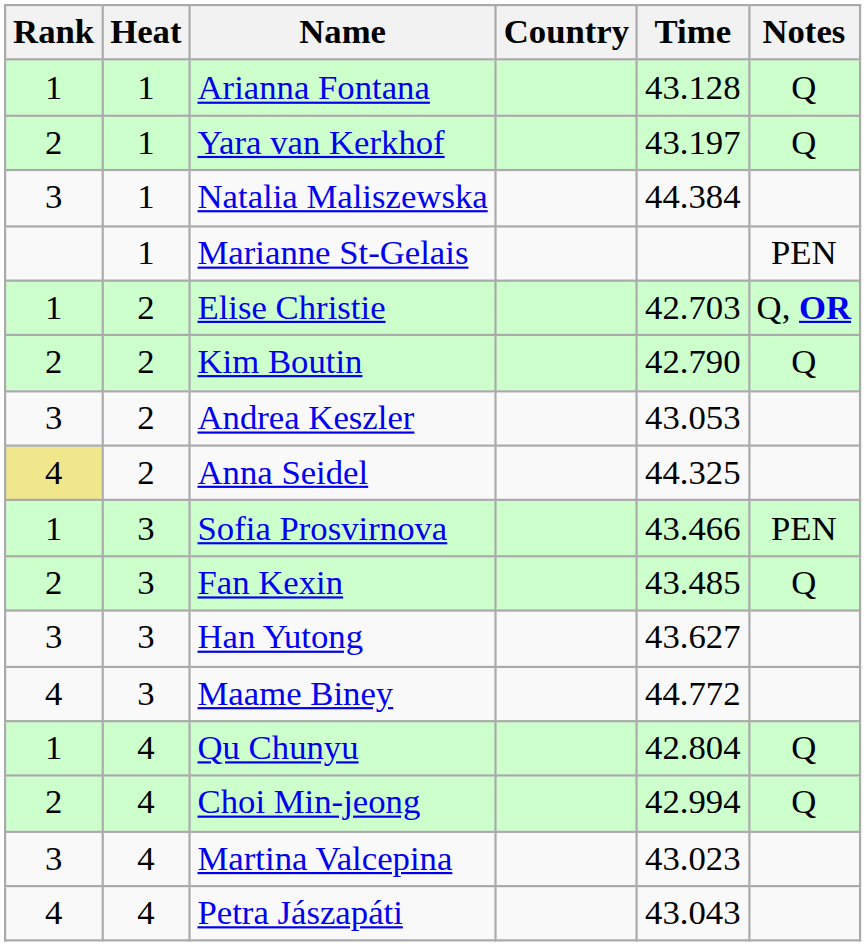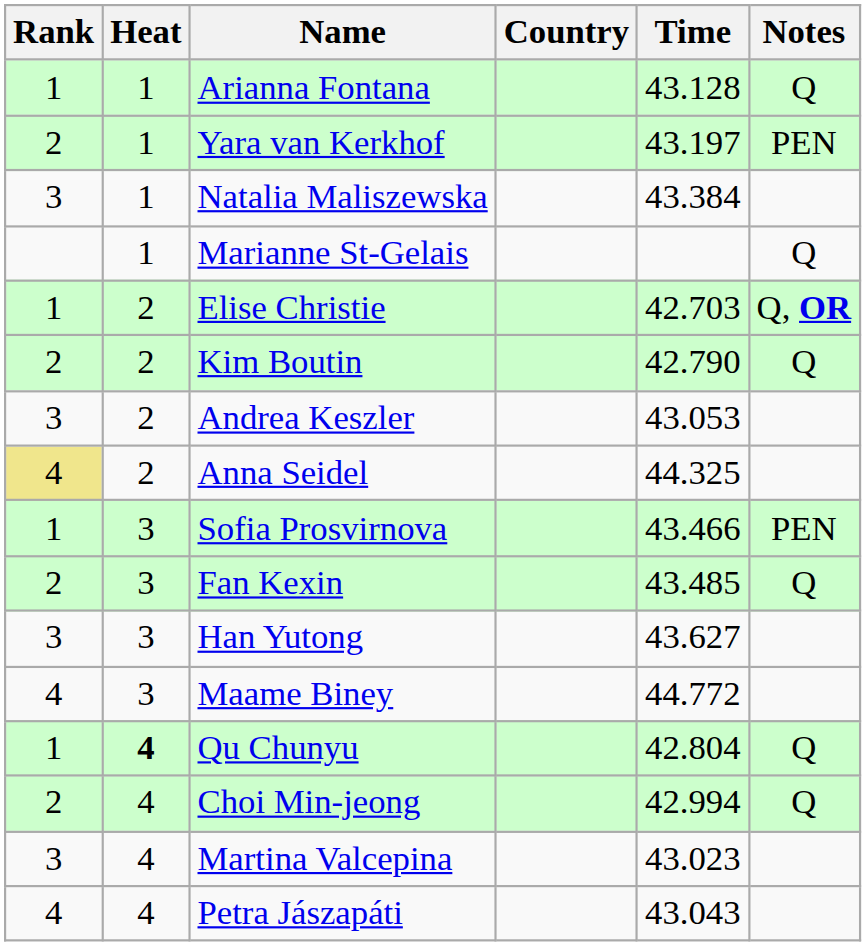(804, 142) Q -> (804, 142) PEN
(693, 197) 44.384 -> (693, 197) 43.384
(804, 252) PEN -> (804, 252) Q
(146, 747) normal -> (146, 747) bold
